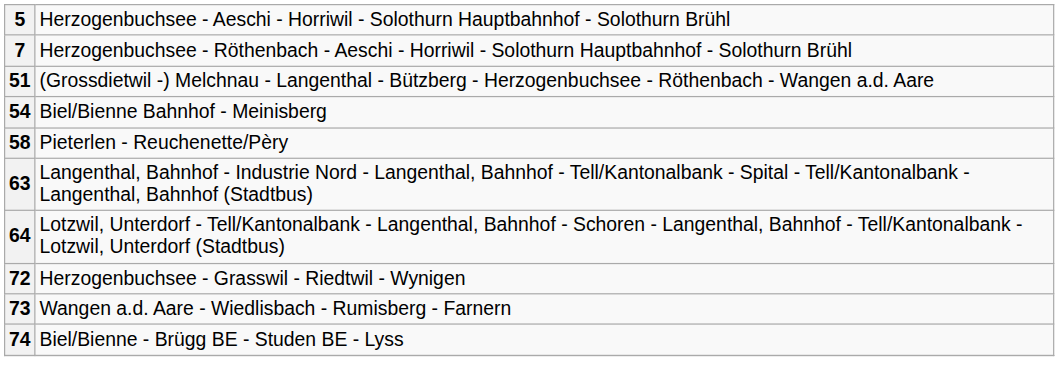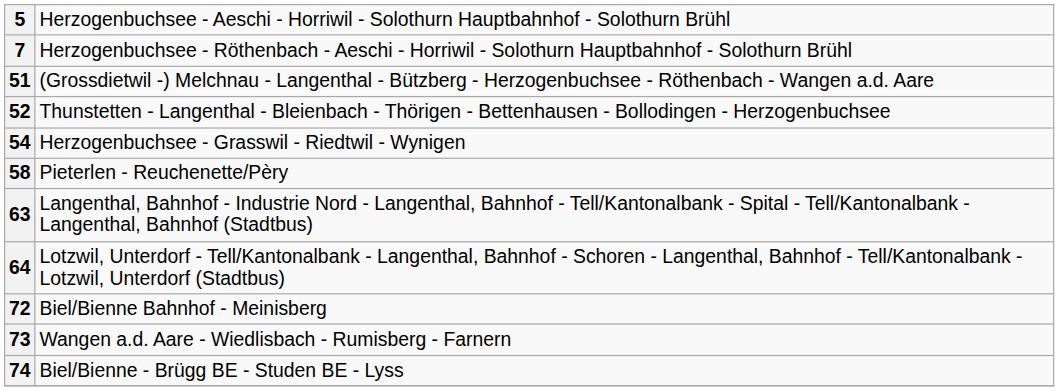+ row: (20, 111)
(183, 111) Biel/Bienne Bahnhof - Meinisberg -> (252, 142) Herzogenbuchsee - Grasswil - Riedtwil - Wynigen
(252, 278) Herzogenbuchsee - Grasswil - Riedtwil - Wynigen -> (183, 309) Biel/Bienne Bahnhof - Meinisberg
